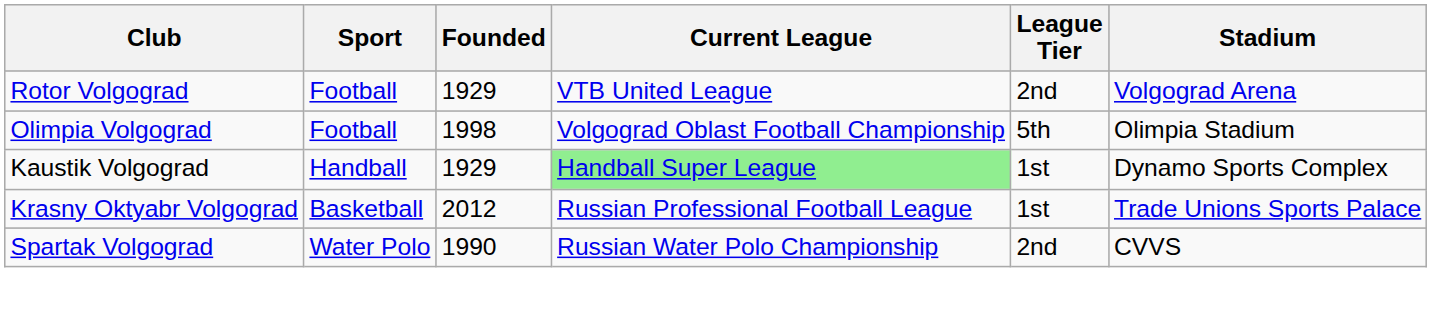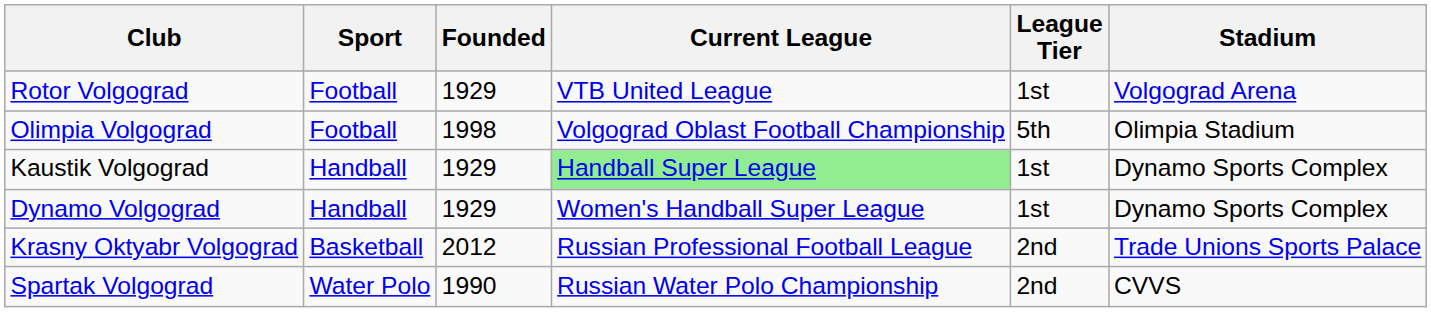(1037, 90) 2nd -> (1033, 90) 1st
+ row: (115, 208)
(1033, 208) 1st -> (1037, 247) 2nd
